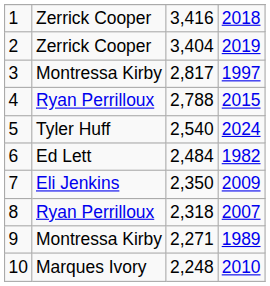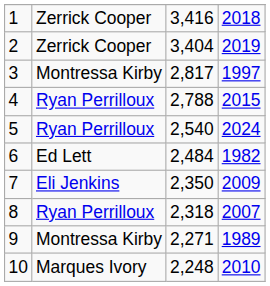(73, 128) Tyler Huff -> (95, 128) Ryan Perrilloux
